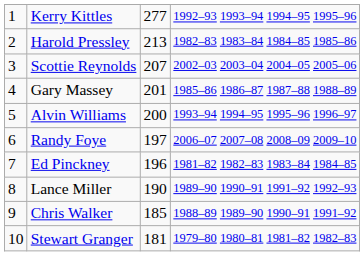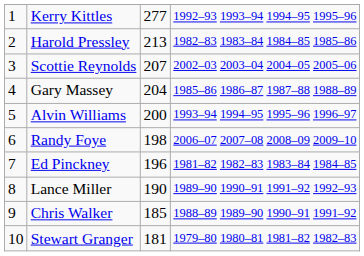(155, 90) 201 -> (155, 90) 204
(155, 139) 197 -> (155, 139) 198
